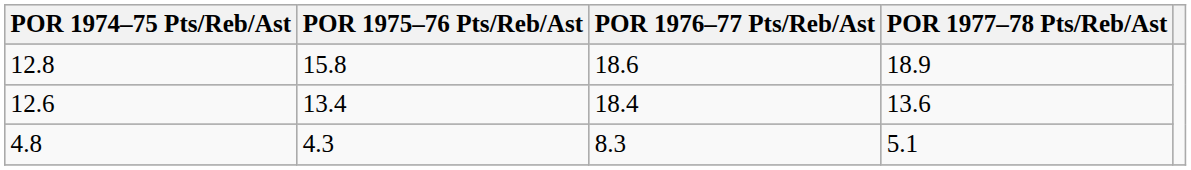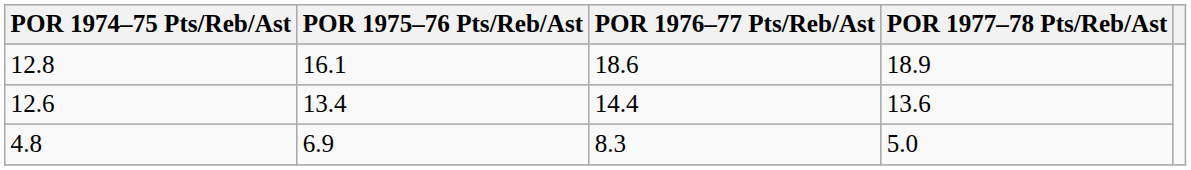(325, 64) 15.8 -> (325, 64) 16.1
(617, 104) 18.4 -> (617, 104) 14.4
(318, 143) 4.3 -> (318, 143) 6.9
(902, 143) 5.1 -> (902, 143) 5.0
